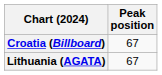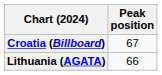(132, 61) 67 -> (132, 61) 66
